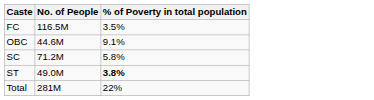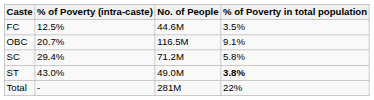+ column: (95, 12)
(53, 27) 116.5M -> (171, 27) 44.6M
(50, 42) 44.6M -> (173, 42) 116.5M
